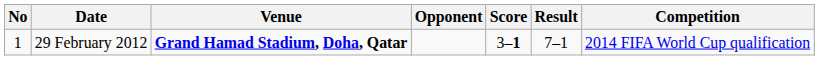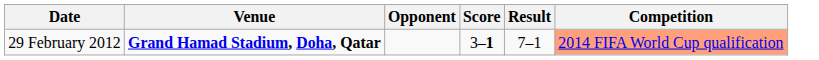- column: (18, 17)
(698, 42) no background -> (671, 42) lightsalmon background
